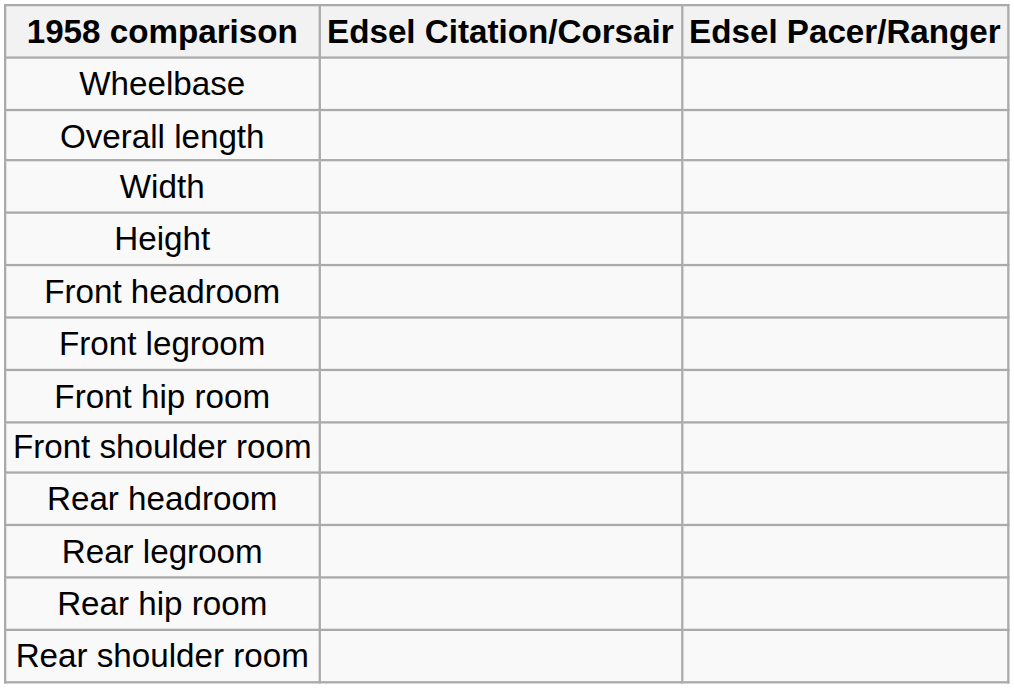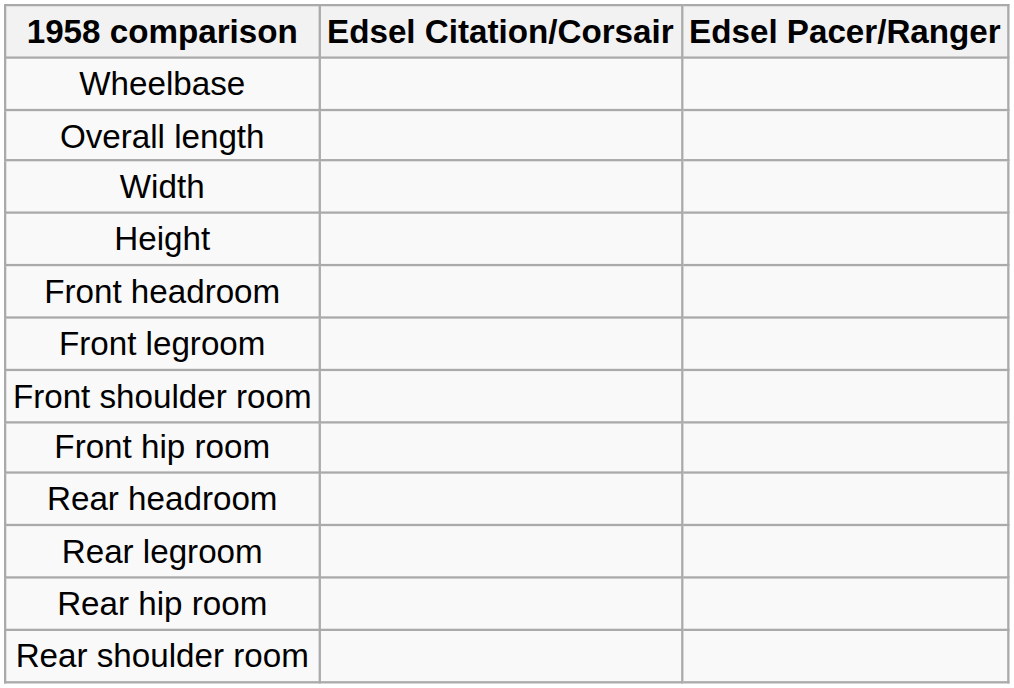rows swapped: (162, 395) <-> (162, 447)
